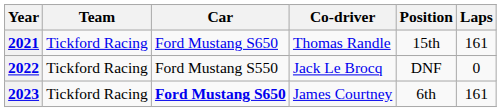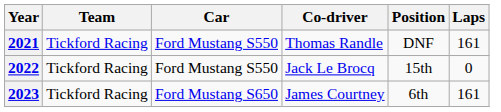(216, 43) Ford Mustang S650 -> (216, 43) Ford Mustang S550
(426, 43) 15th -> (418, 43) DNF
(426, 68) DNF -> (418, 68) 15th
(220, 94) bold -> (216, 94) normal
